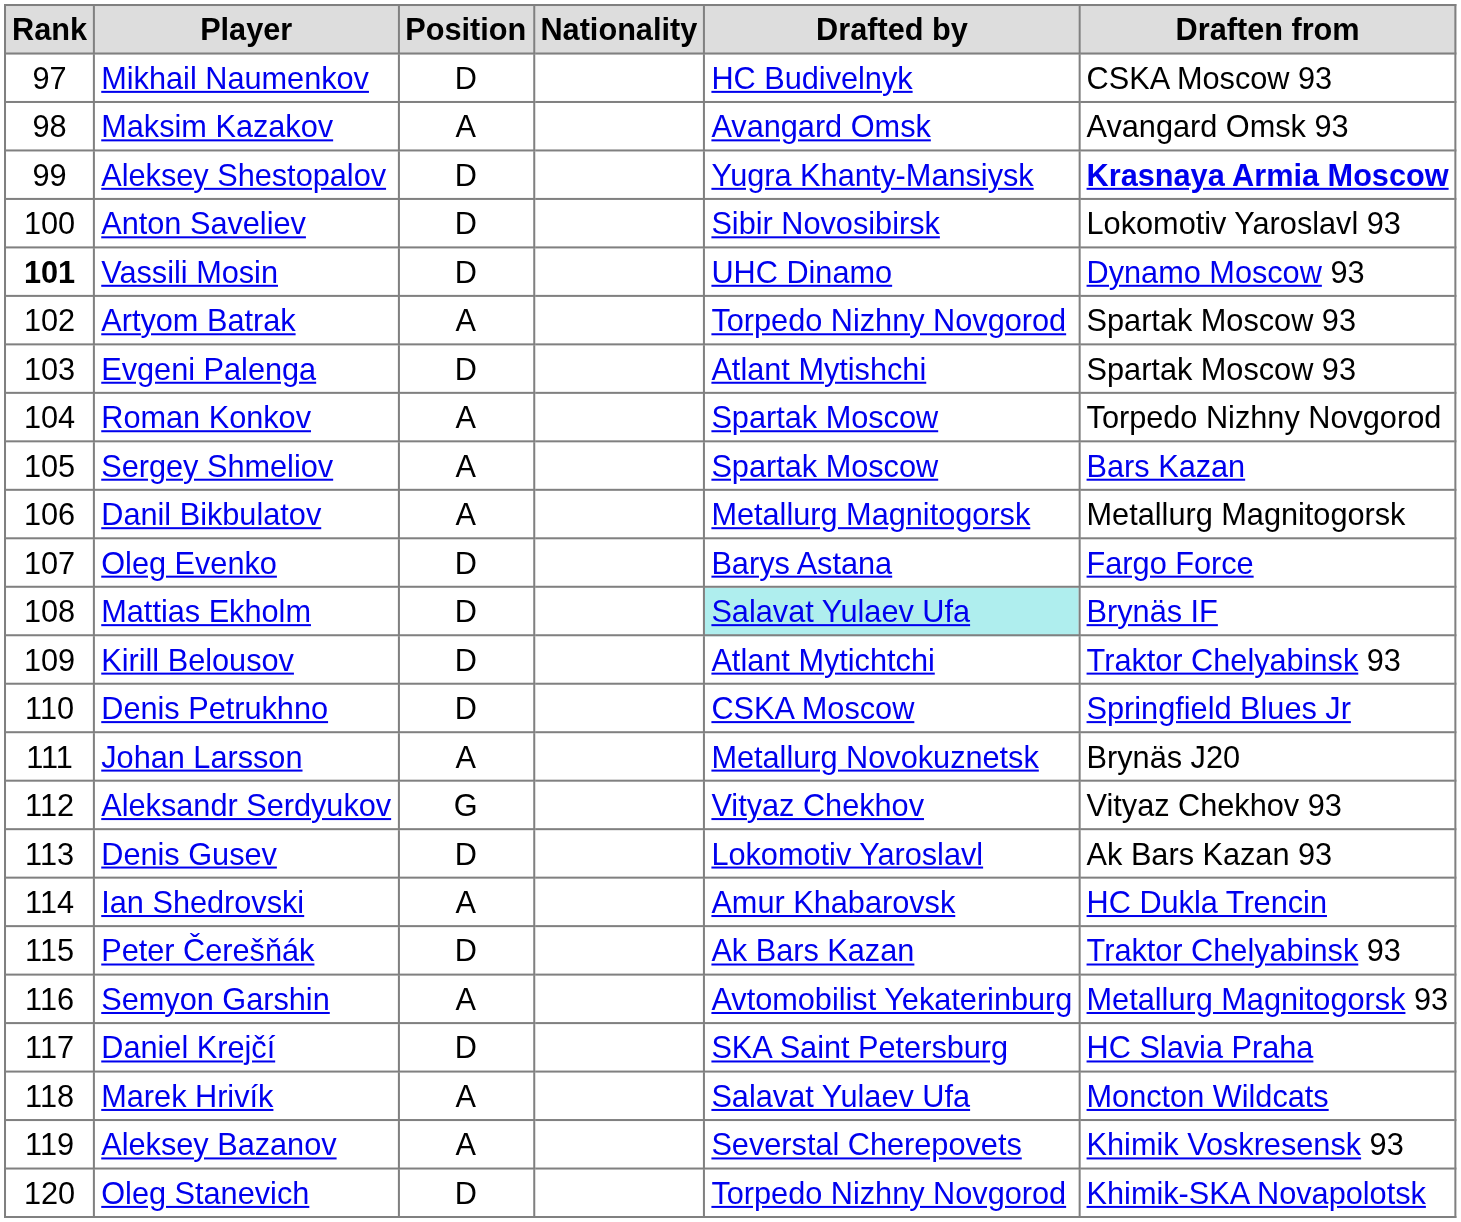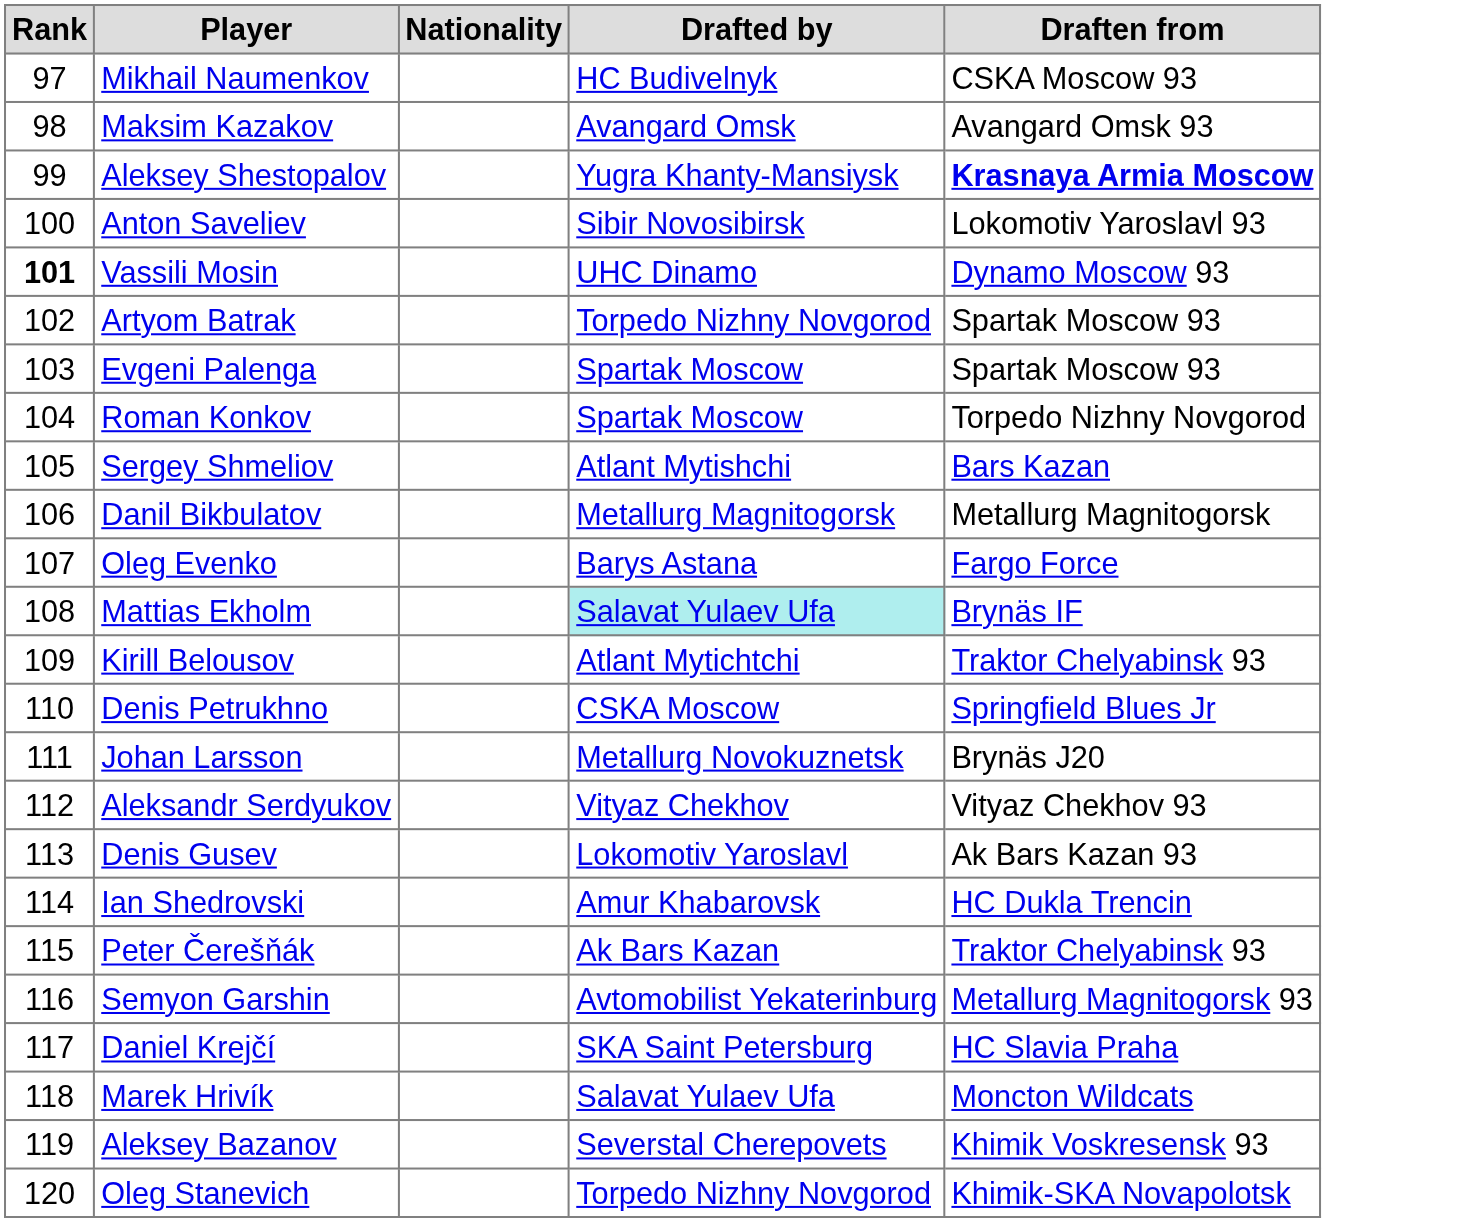- column: (466, 29)
(819, 369) Atlant Mytishchi -> (690, 369) Spartak Moscow
(825, 466) Spartak Moscow -> (684, 466) Atlant Mytishchi
